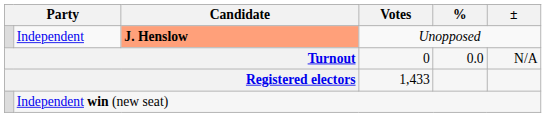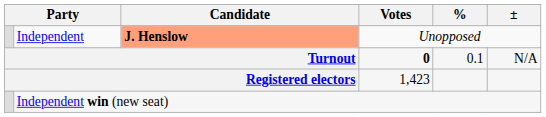(426, 58) normal -> (426, 58) bold
(475, 58) 0.0 -> (475, 58) 0.1
(414, 79) 1,433 -> (414, 79) 1,423
